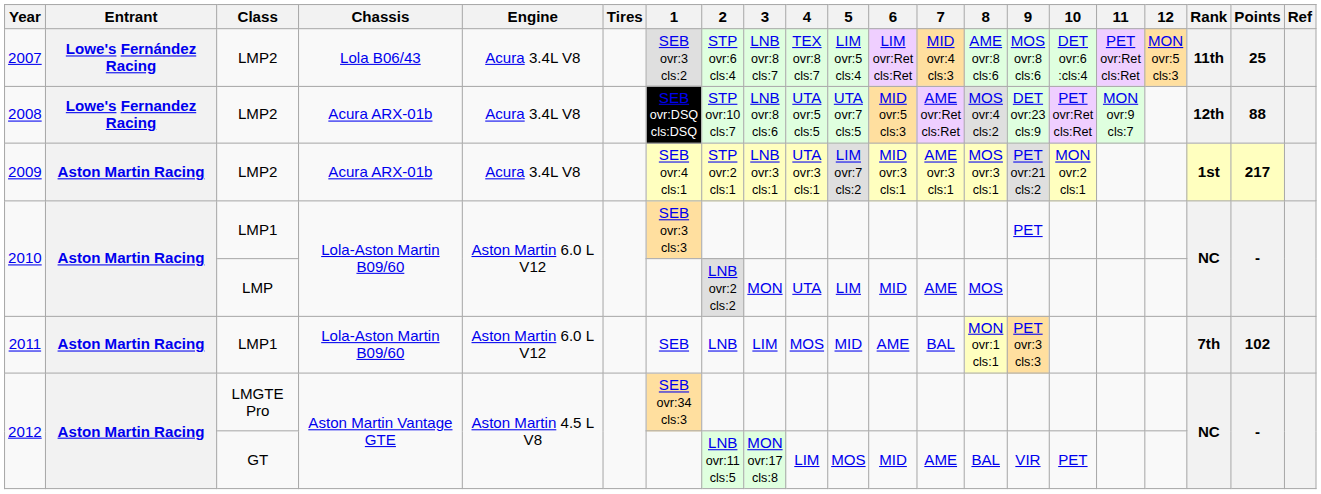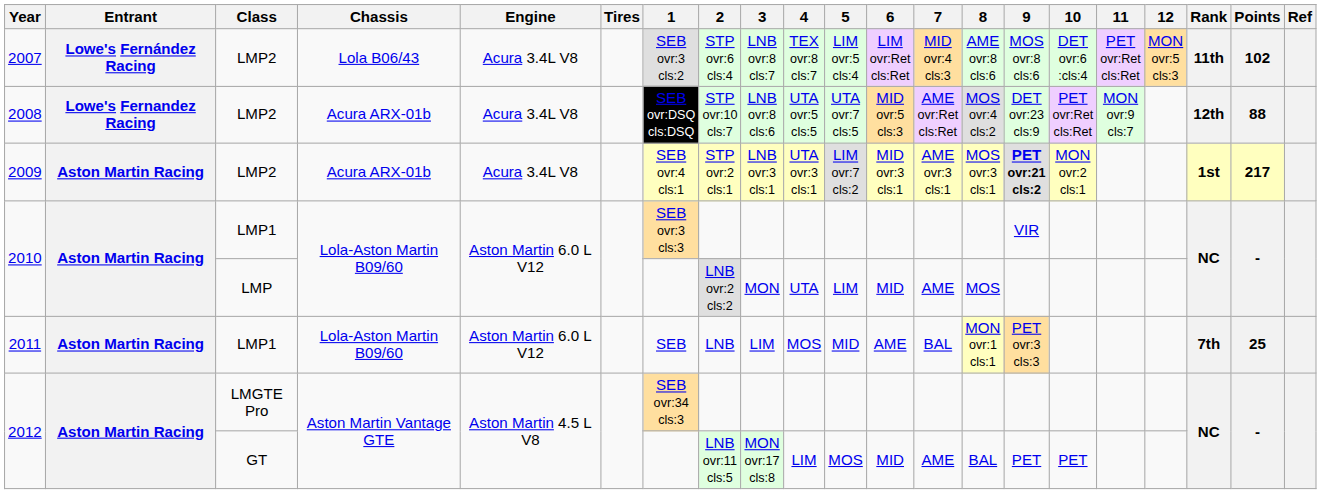(1257, 58) 25 -> (1257, 58) 102
(1028, 173) normal -> (1027, 173) bold
(1028, 230) PET -> (1027, 230) VIR
(1257, 345) 102 -> (1257, 345) 25
(1028, 460) VIR -> (1027, 460) PET
